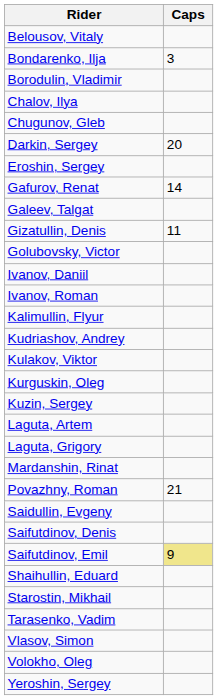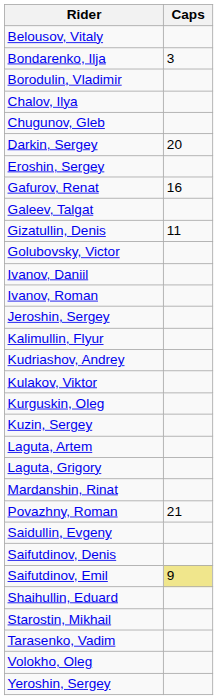(174, 187) 14 -> (174, 187) 16
+ row: (59, 317)
- row: (51, 640)
